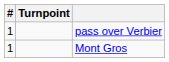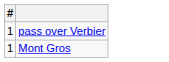- column: (44, 13)
